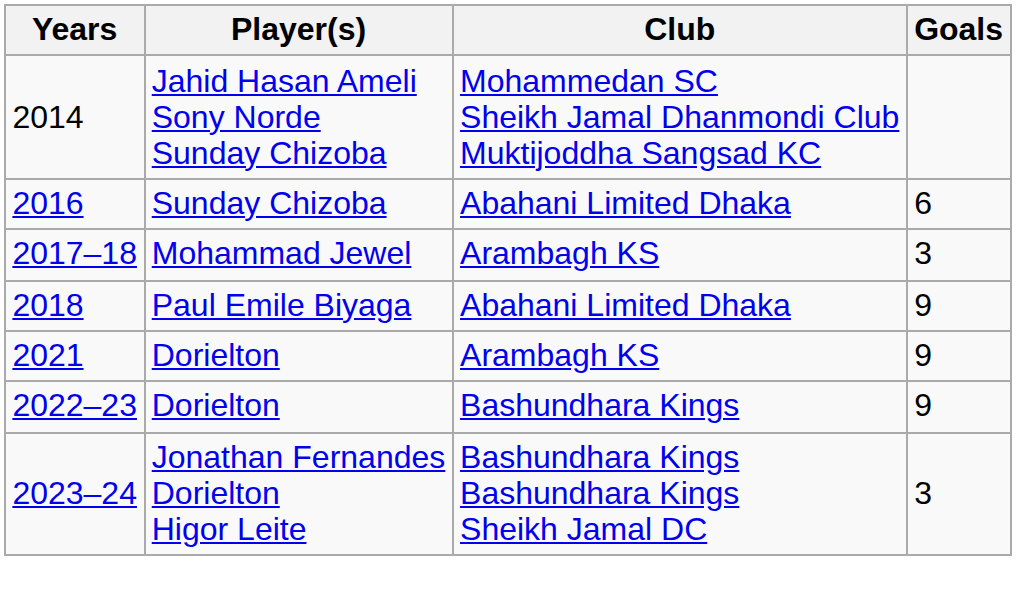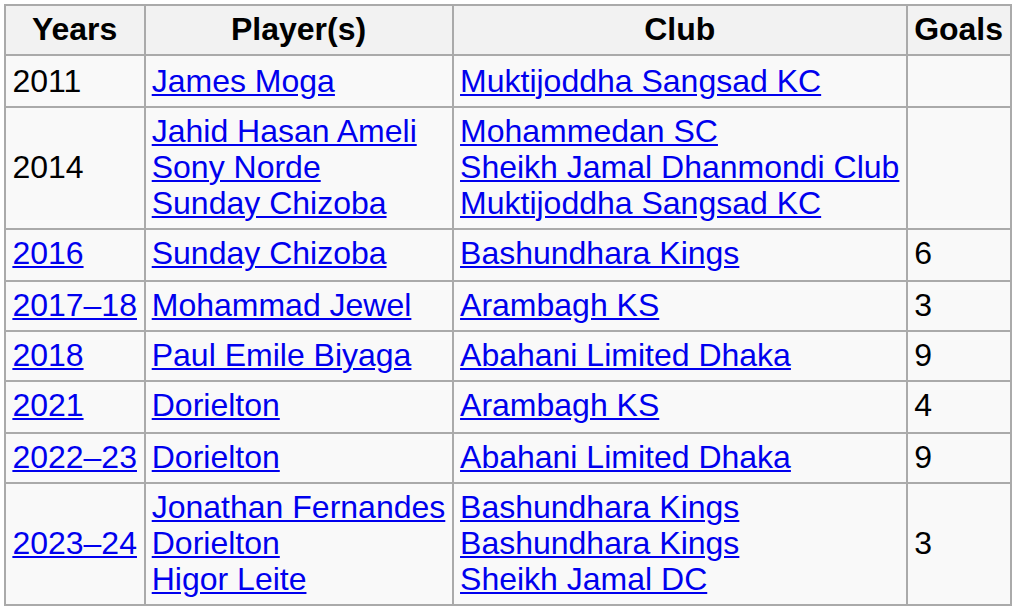+ row: (47, 80)
(625, 203) Abahani Limited Dhaka -> (600, 254) Bashundhara Kings
(923, 355) 9 -> (923, 406) 4
(600, 406) Bashundhara Kings -> (625, 457) Abahani Limited Dhaka
